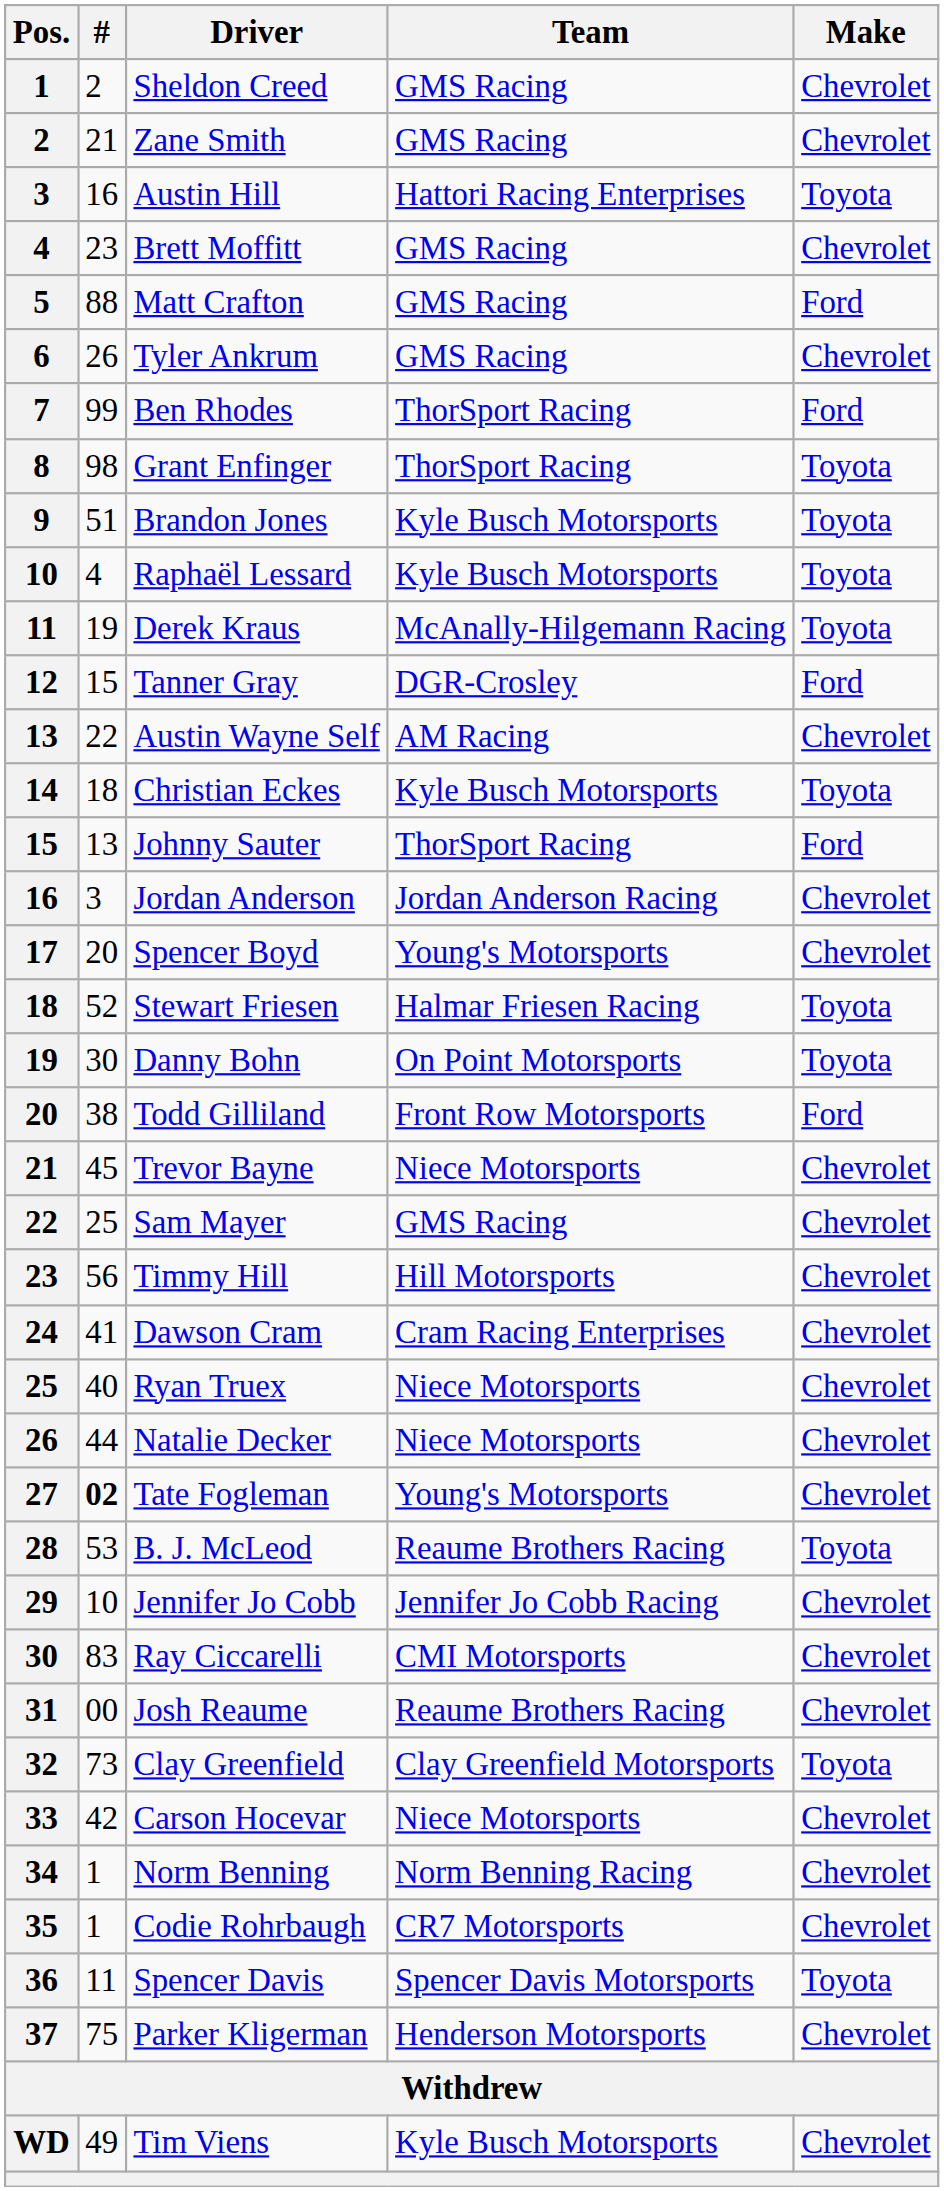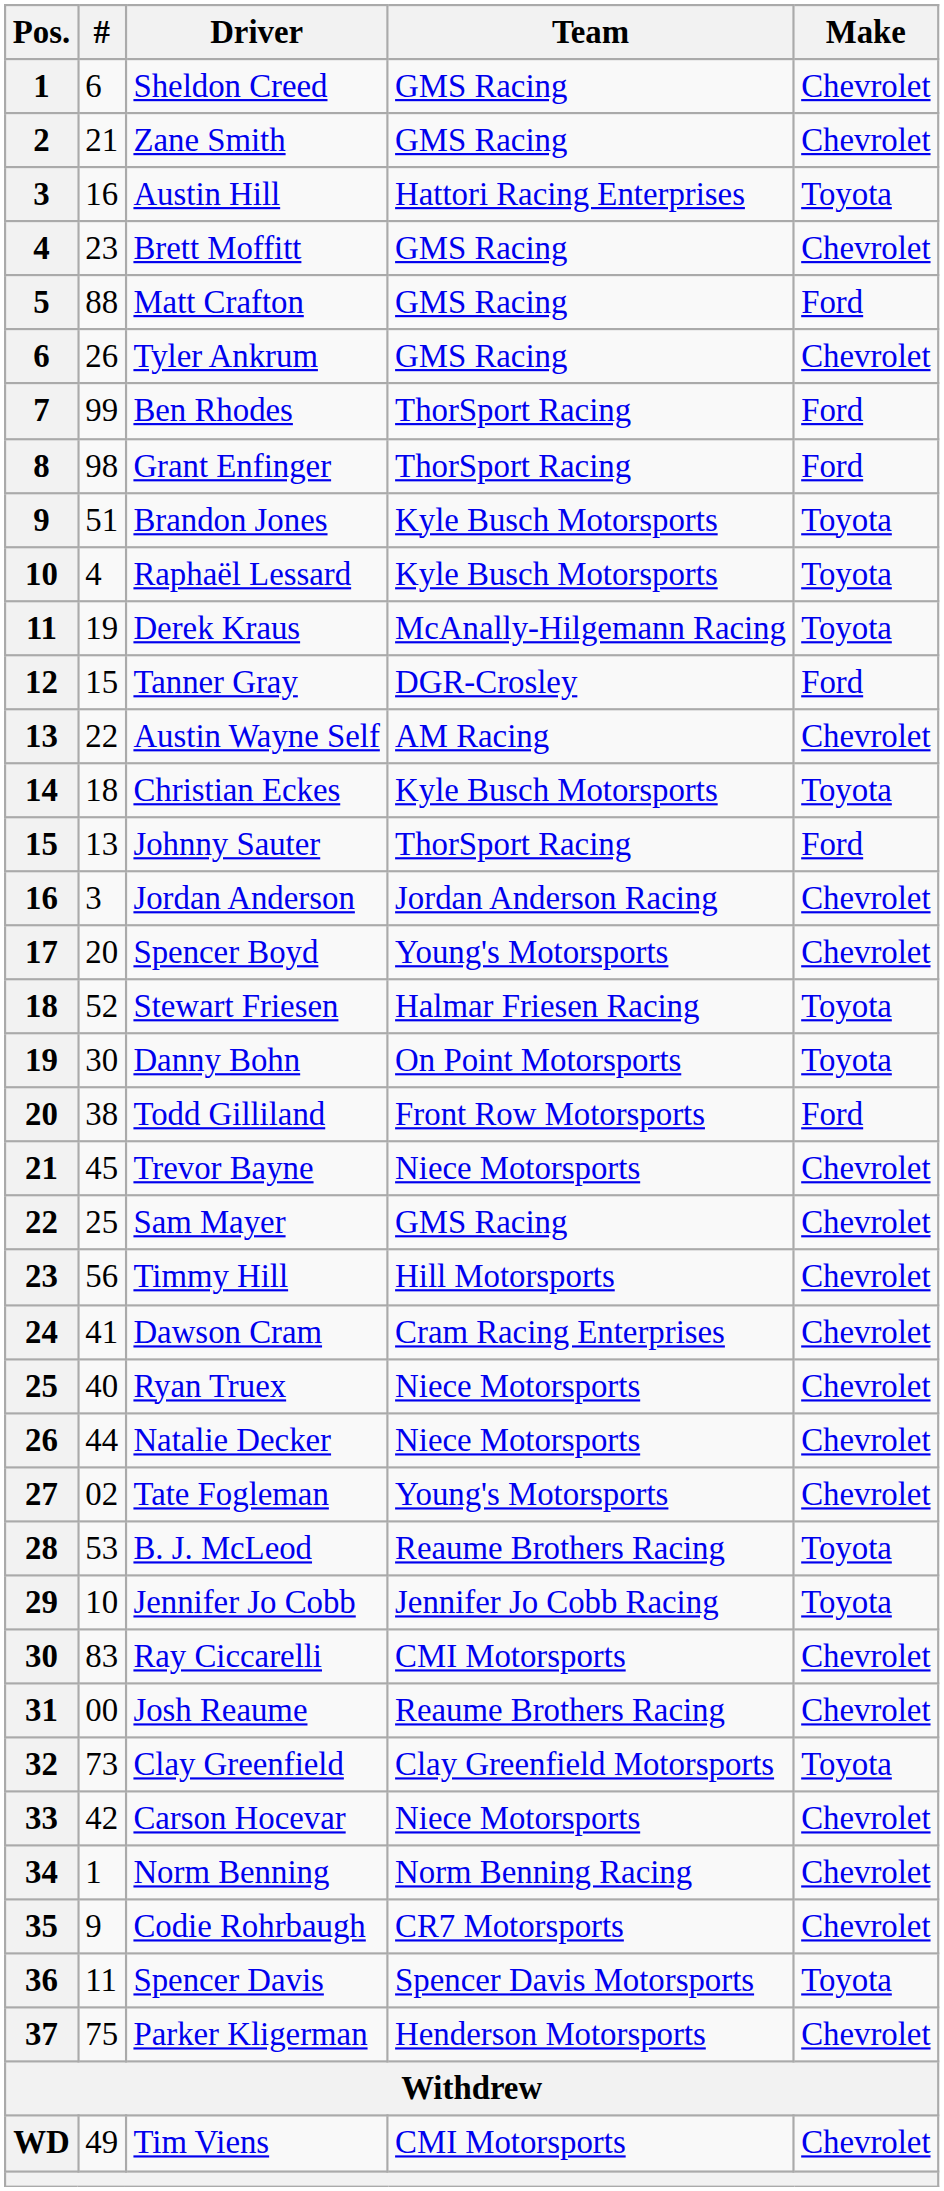(94, 85) 2 -> (94, 85) 6
(847, 464) Toyota -> (832, 464) Ford
(102, 1493) bold -> (102, 1493) normal
(866, 1601) Chevrolet -> (847, 1601) Toyota
(94, 1926) 1 -> (94, 1926) 9
(556, 2143) Kyle Busch Motorsports -> (510, 2143) CMI Motorsports
